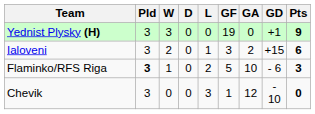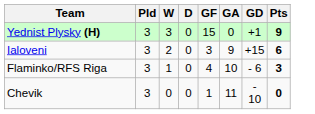- column: (208, 13)
(229, 31) 19 -> (209, 31) 15
(251, 50) 2 -> (231, 50) 9
(147, 68) bold -> (147, 68) normal
(229, 68) 5 -> (209, 68) 4
(251, 93) 12 -> (231, 93) 11
